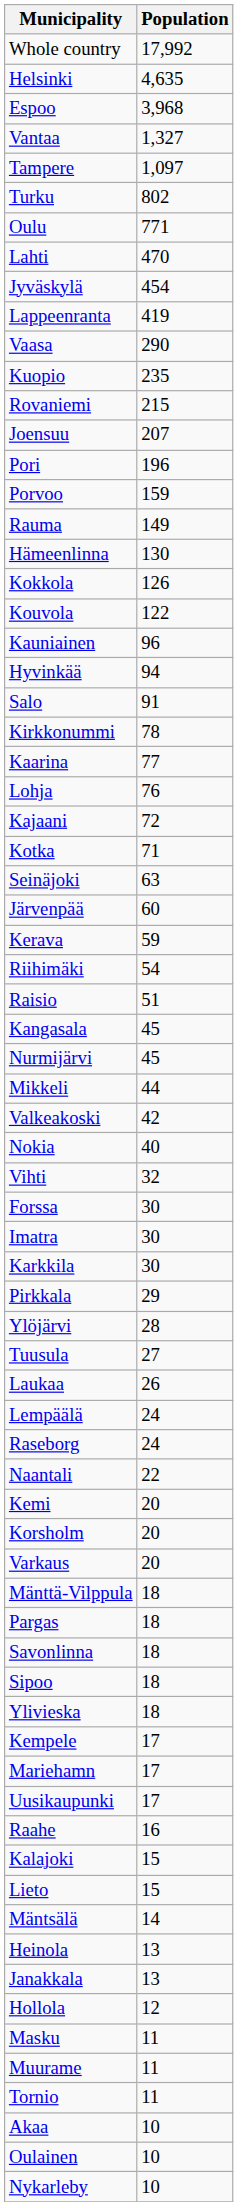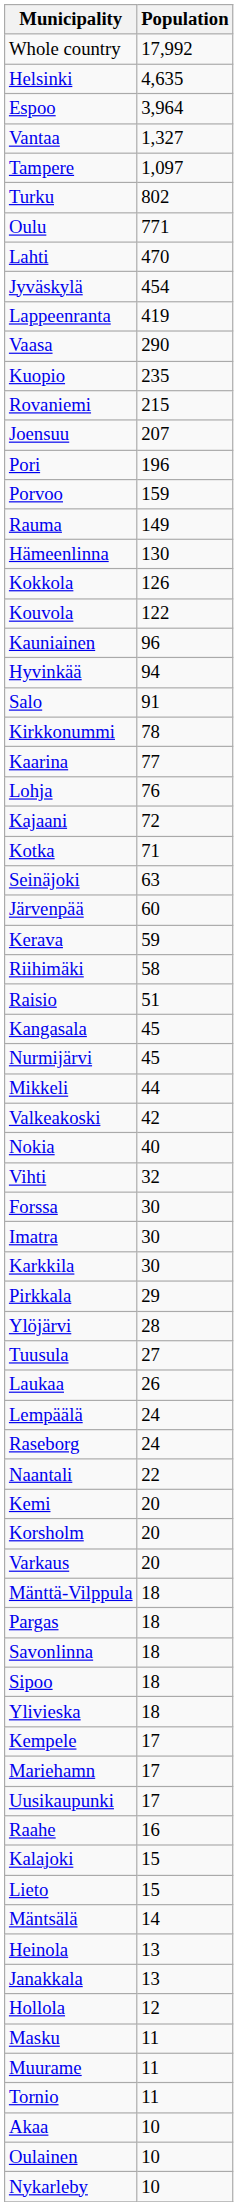(162, 108) 3,968 -> (162, 108) 3,964
(151, 969) 54 -> (151, 969) 58
